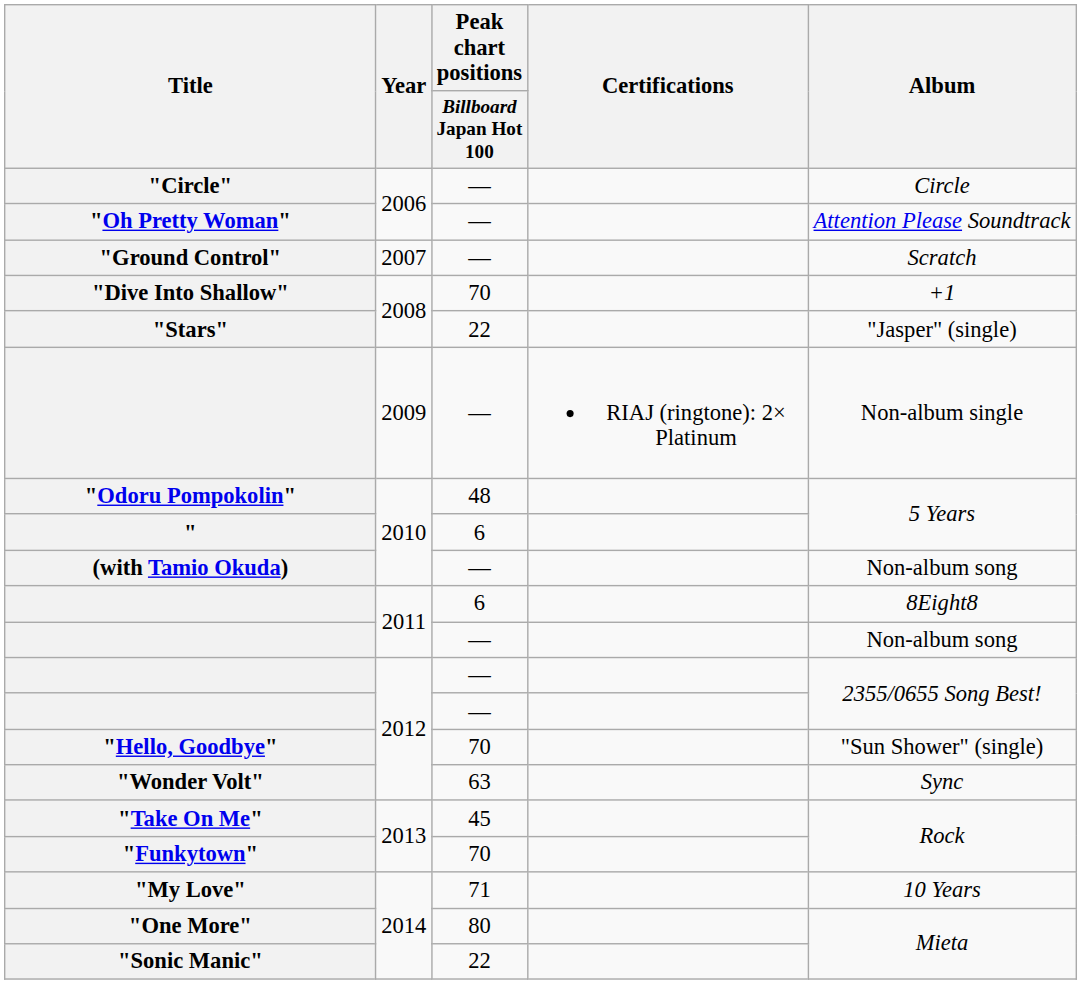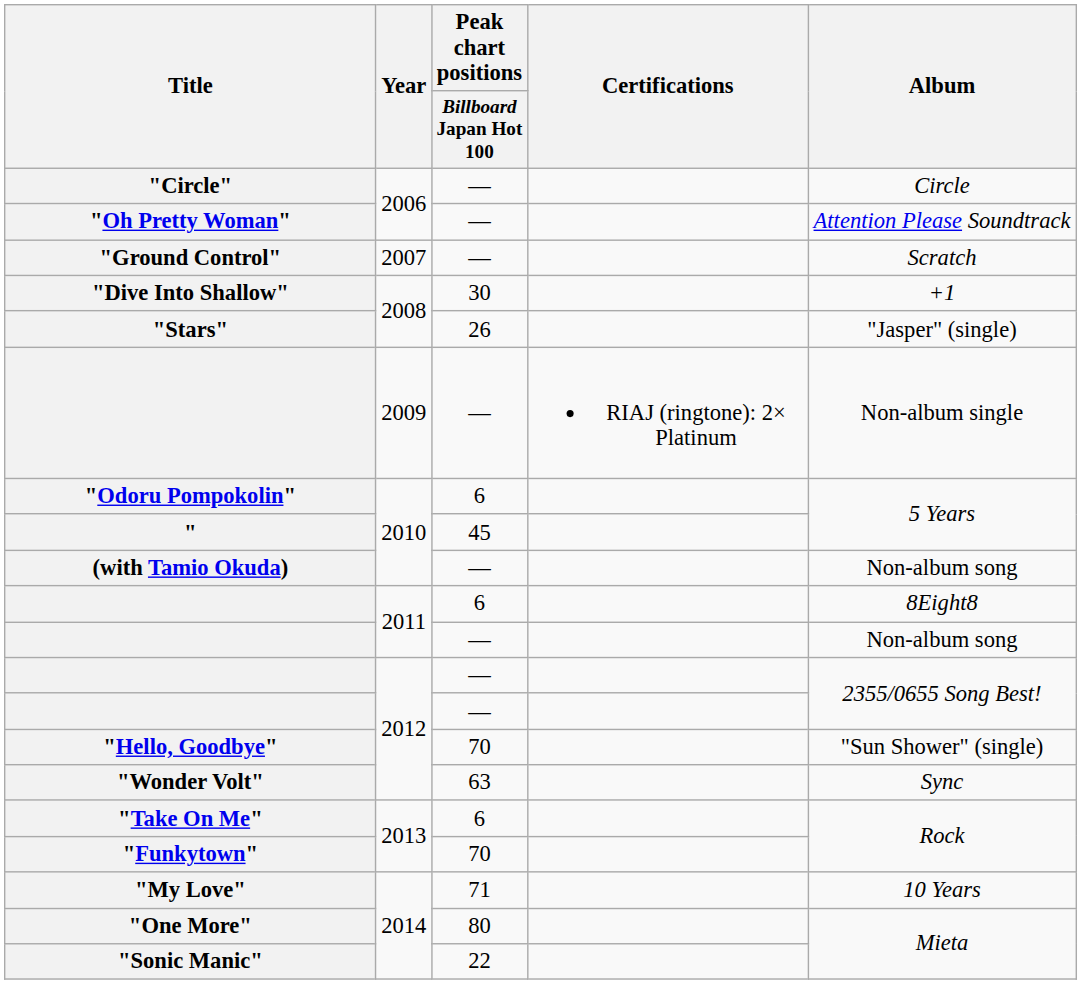(479, 293) 70 -> (479, 293) 30
(479, 328) 22 -> (479, 328) 26
(479, 496) 48 -> (479, 496) 6
(479, 532) 6 -> (479, 532) 45
(479, 818) 45 -> (479, 818) 6
